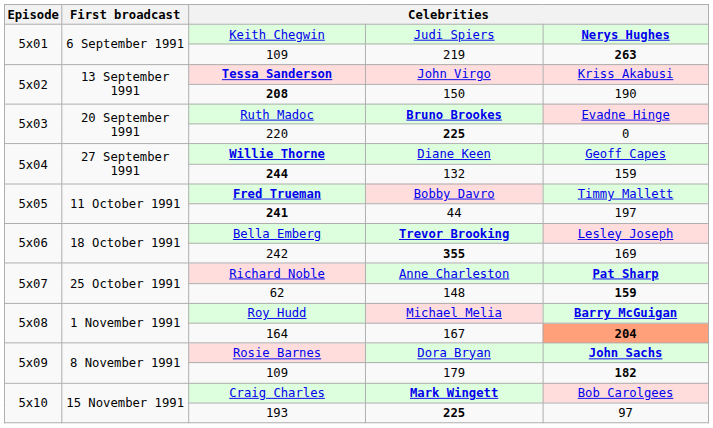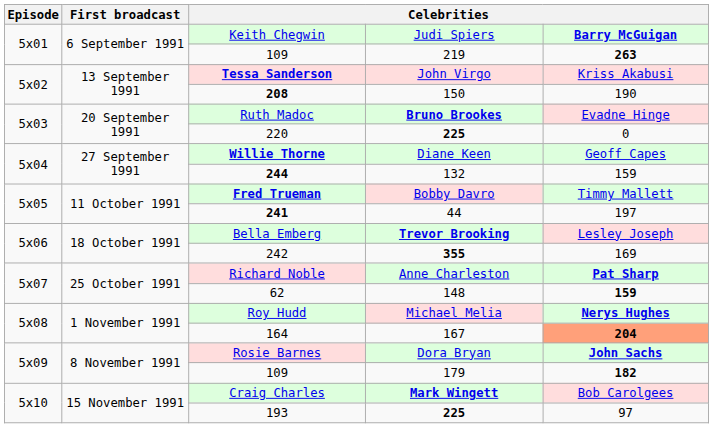(626, 34) Nerys Hughes -> (626, 34) Barry McGuigan
(626, 313) Barry McGuigan -> (626, 313) Nerys Hughes
